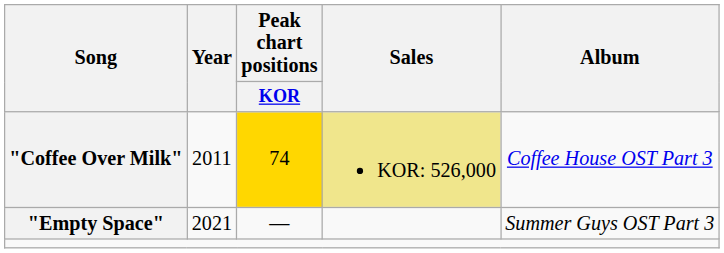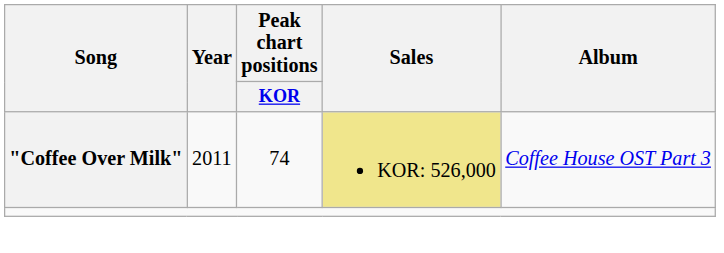(279, 159) gold background -> (279, 159) no background
- row: (96, 222)
